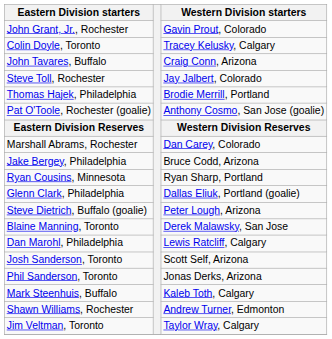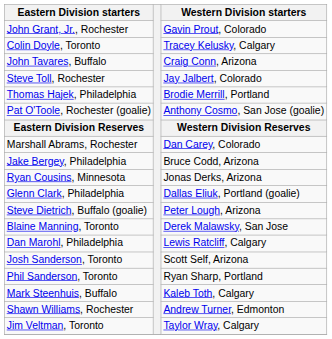(213, 177) Ryan Sharp, Portland -> (213, 177) Jonas Derks, Arizona
(213, 276) Jonas Derks, Arizona -> (213, 276) Ryan Sharp, Portland
